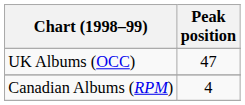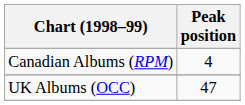rows swapped: (91, 87) <-> (72, 61)
